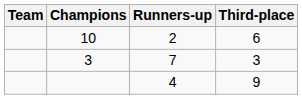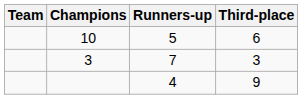(173, 37) 2 -> (173, 37) 5
